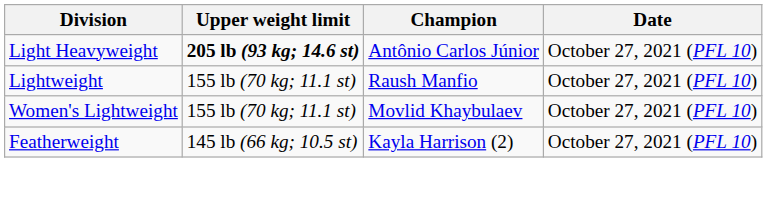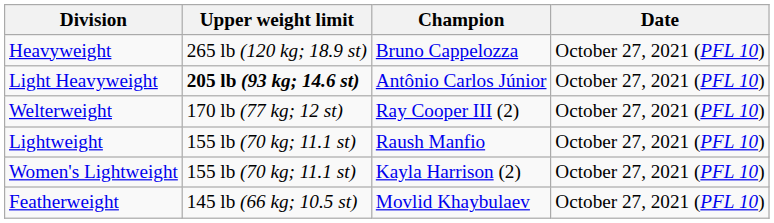+ row: (60, 50)
+ row: (61, 111)
(445, 111) Movlid Khaybulaev -> (448, 171) Kayla Harrison (2)
(441, 141) Kayla Harrison (2) -> (453, 202) Movlid Khaybulaev
